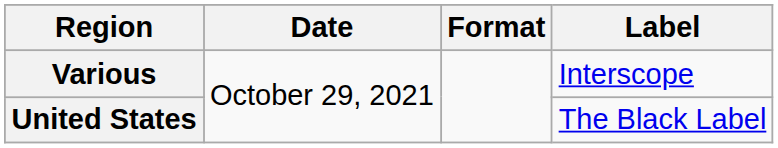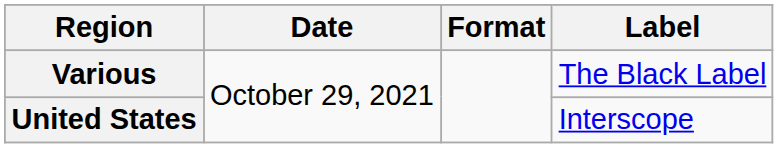(626, 73) Interscope -> (662, 73) The Black Label
(662, 119) The Black Label -> (626, 119) Interscope
